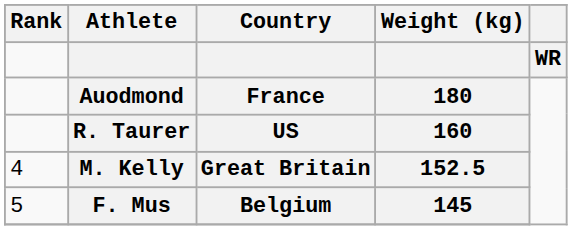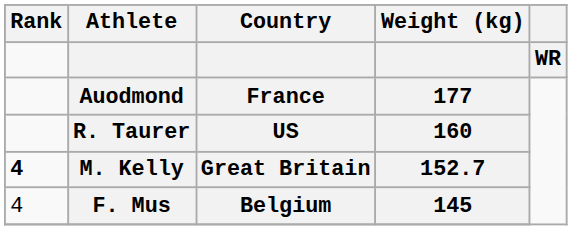(453, 96) 180 -> (453, 96) 177
(17, 169) normal -> (17, 169) bold
(453, 169) 152.5 -> (453, 169) 152.7
(17, 206) 5 -> (17, 206) 4
